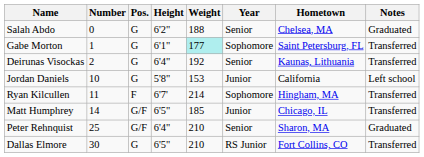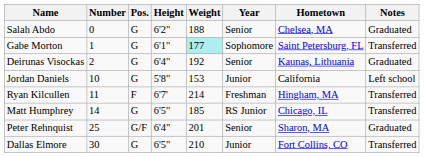(392, 62) Transferred -> (390, 62) Graduated
(249, 95) Sophomore -> (246, 95) Freshman
(139, 111) G/F -> (135, 111) G
(238, 111) Junior -> (246, 111) RS Junior
(196, 128) 210 -> (196, 128) 201
(246, 144) RS Junior -> (238, 144) Junior
